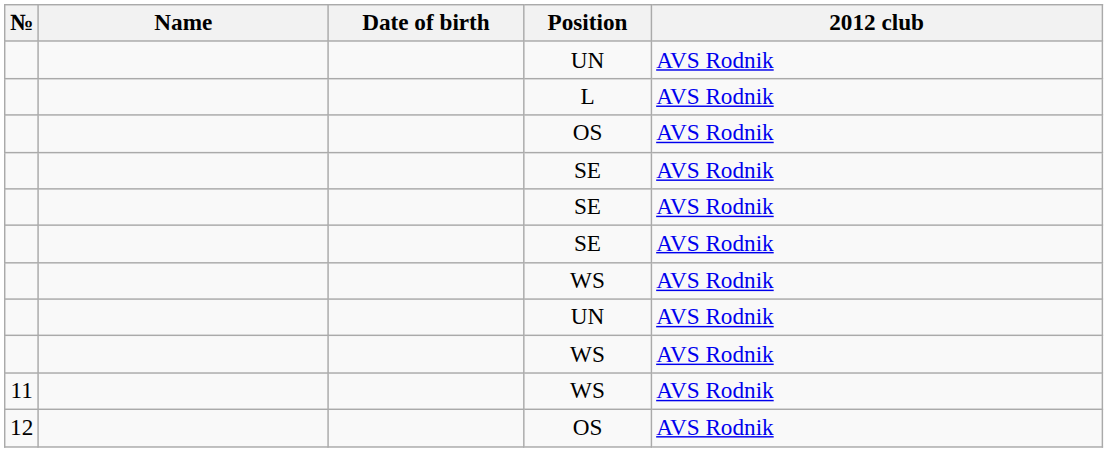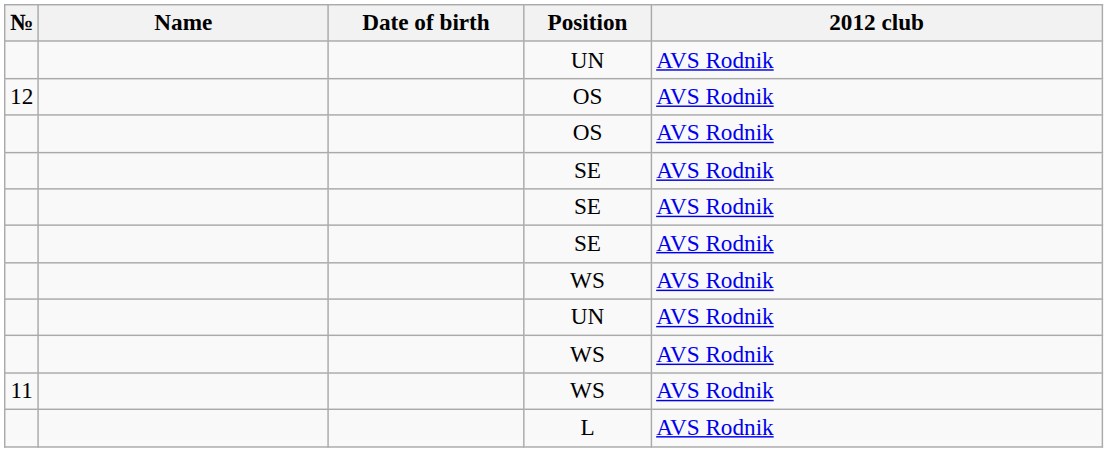rows swapped: (22, 97) <-> (22, 427)
